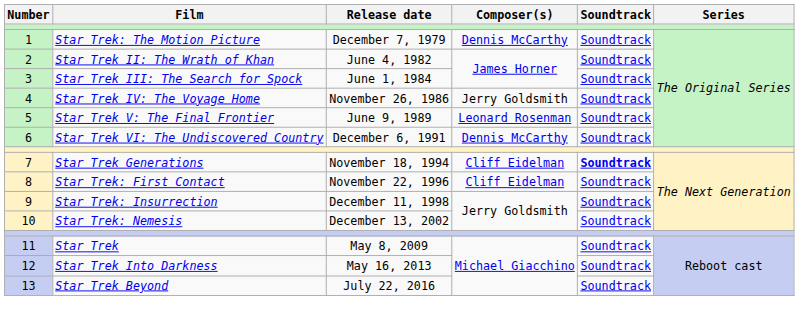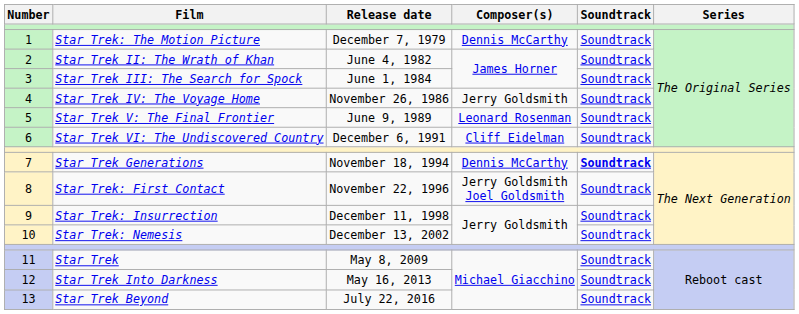(515, 137) Dennis McCarthy -> (515, 137) Cliff Eidelman
(515, 162) Cliff Eidelman -> (515, 162) Dennis McCarthy
(515, 182) Cliff Eidelman -> (515, 189) Jerry Goldsmith Joel Goldsmith
